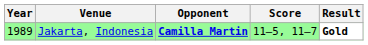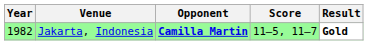(20, 31) 1989 -> (20, 31) 1982
